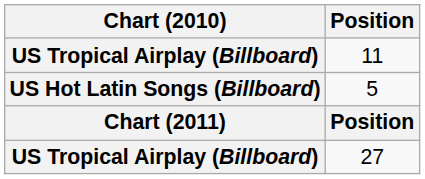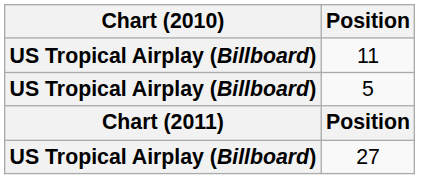(165, 88) US Hot Latin Songs (Billboard) -> (163, 88) US Tropical Airplay (Billboard)
